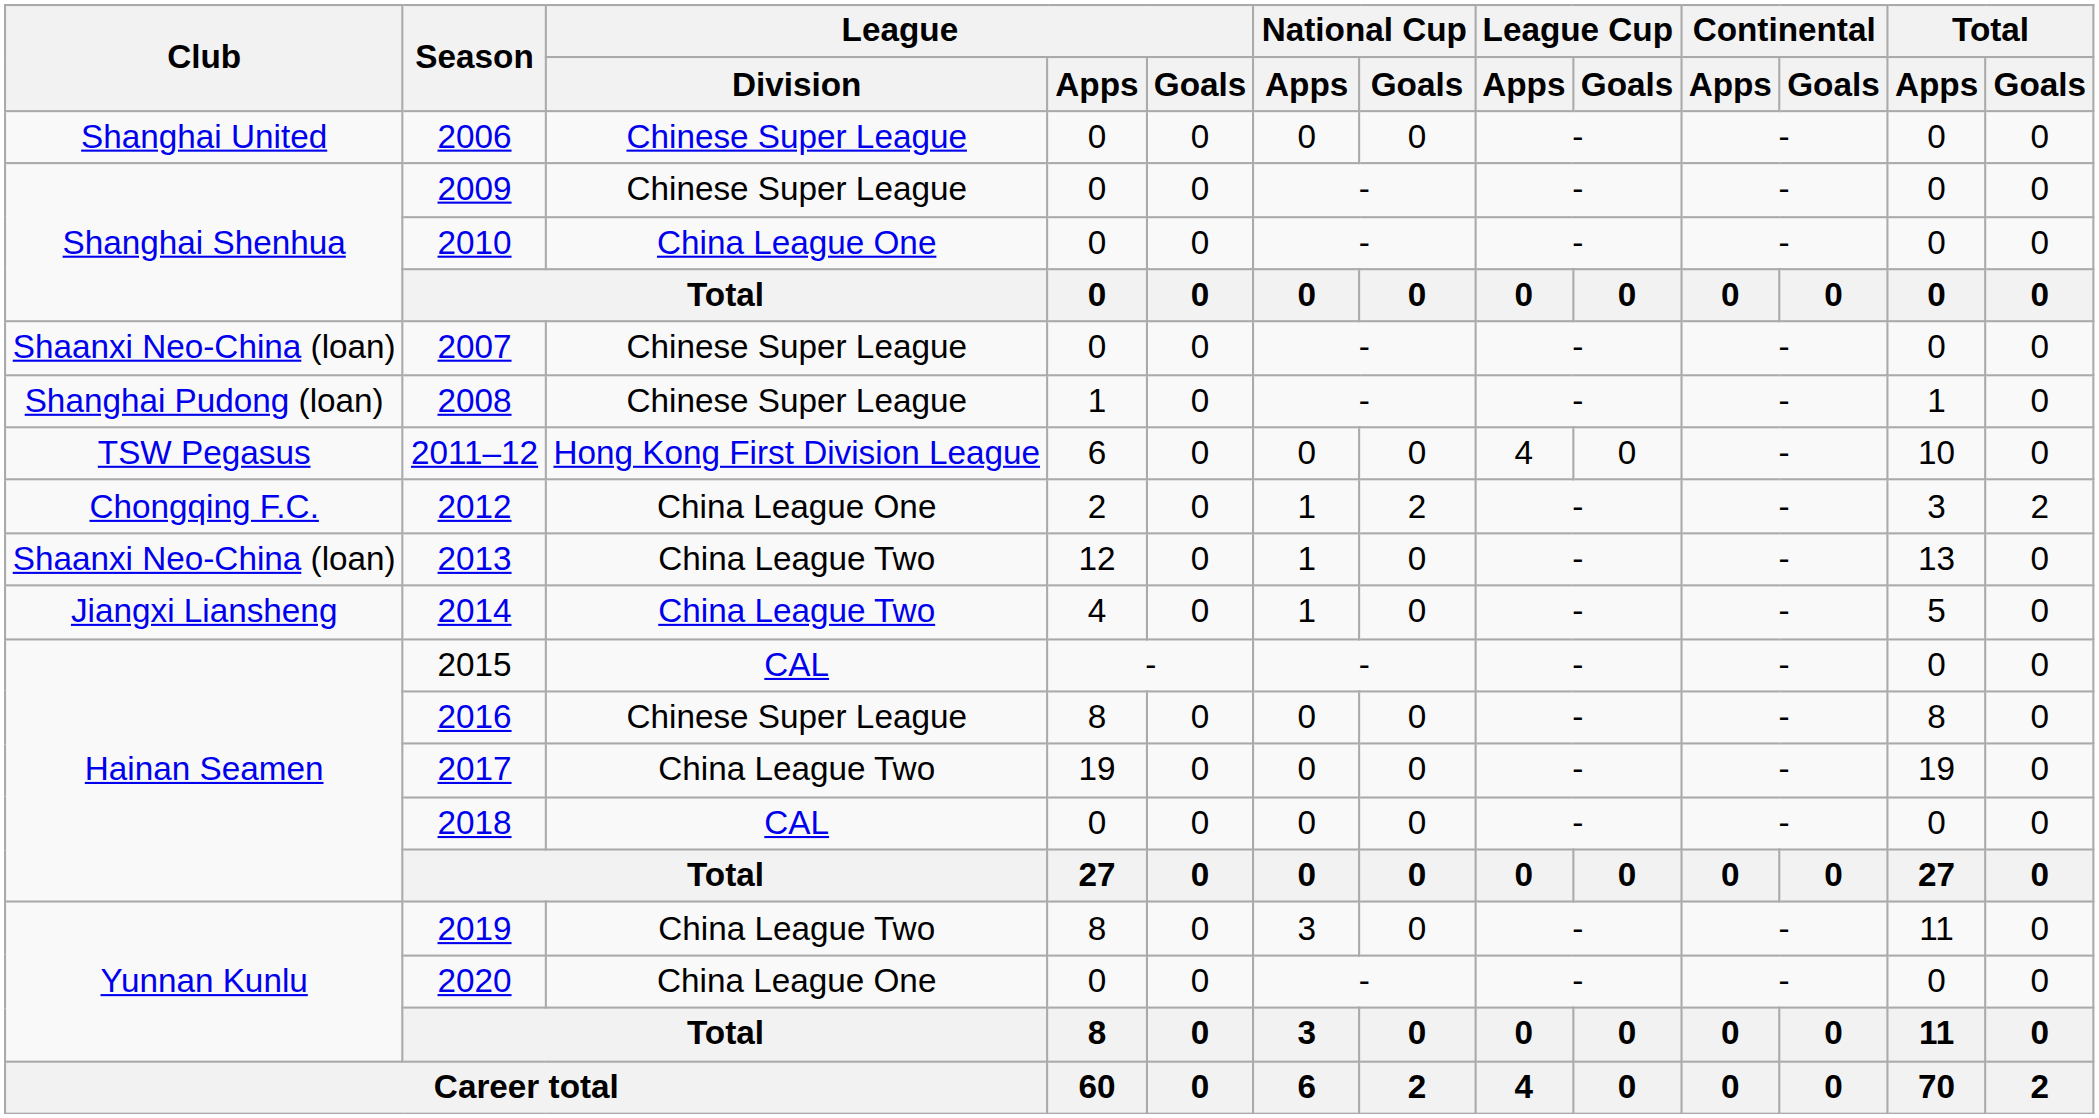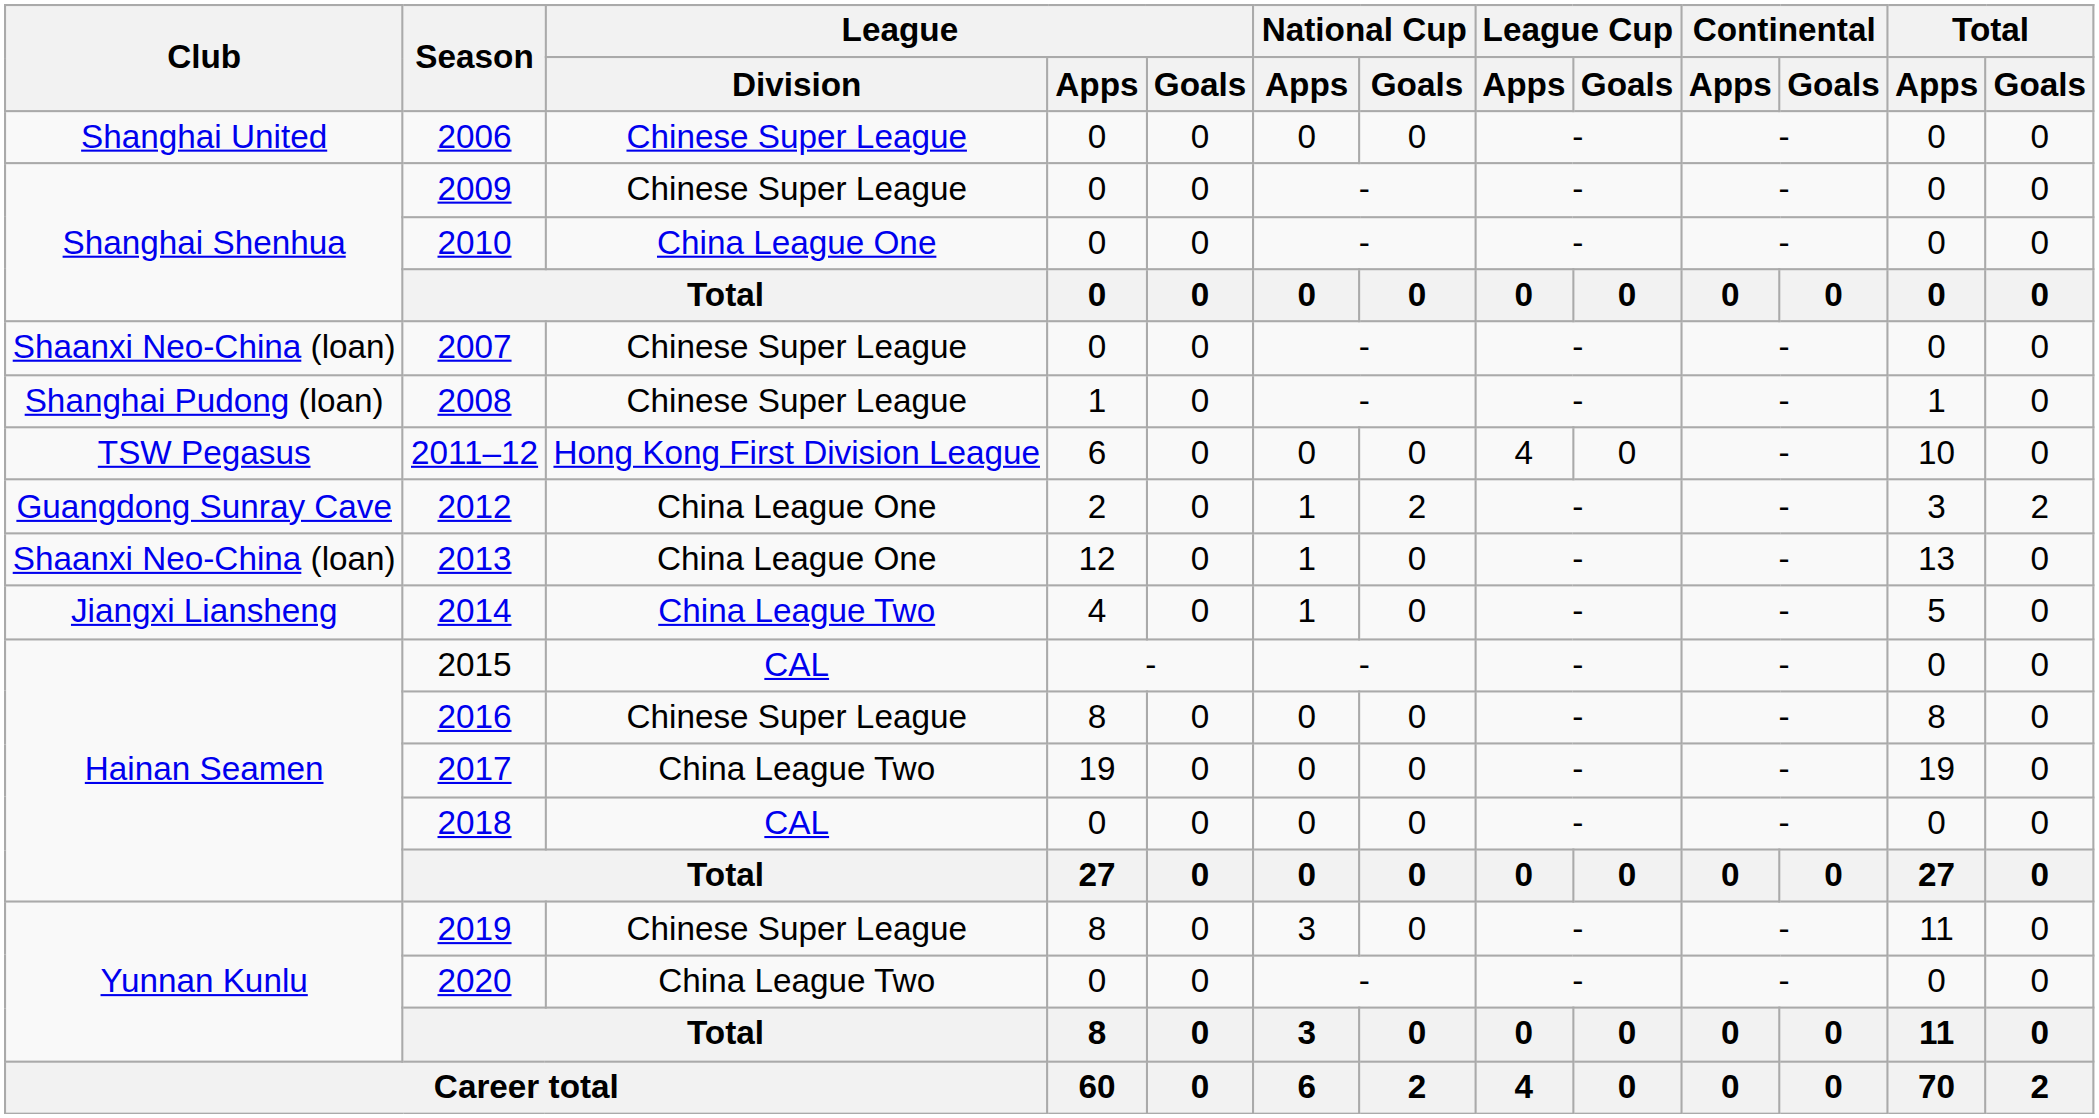(204, 505) Chongqing F.C. -> (204, 505) Guangdong Sunray Cave
(797, 558) China League Two -> (797, 558) China League One
(797, 928) China League Two -> (797, 928) Chinese Super League
(797, 980) China League One -> (797, 980) China League Two
